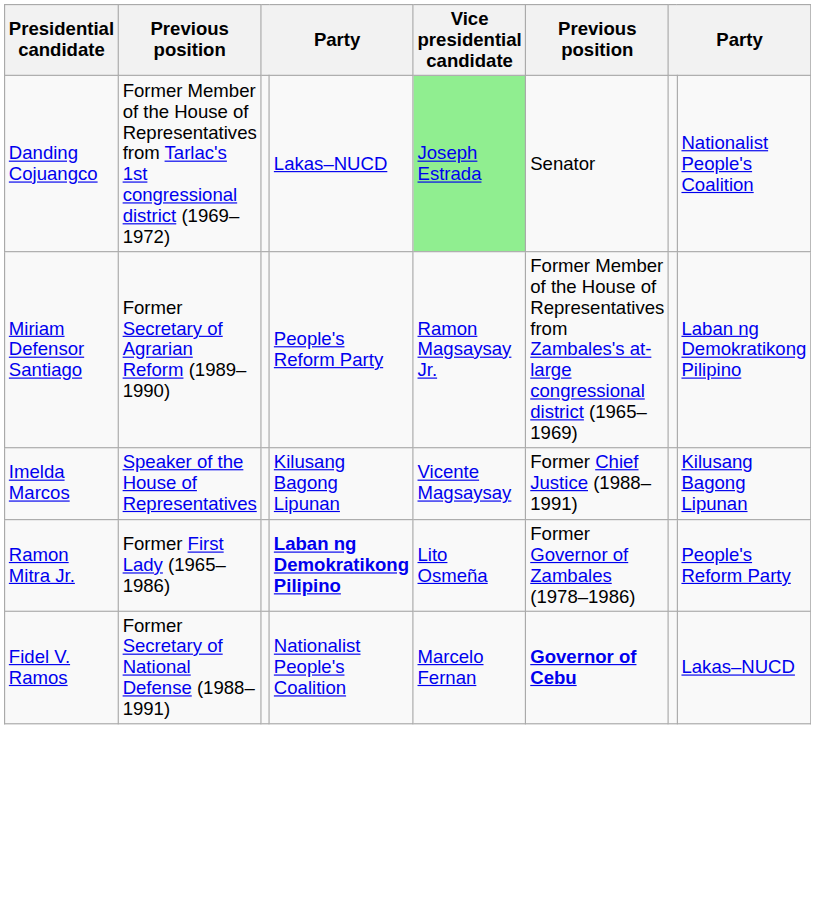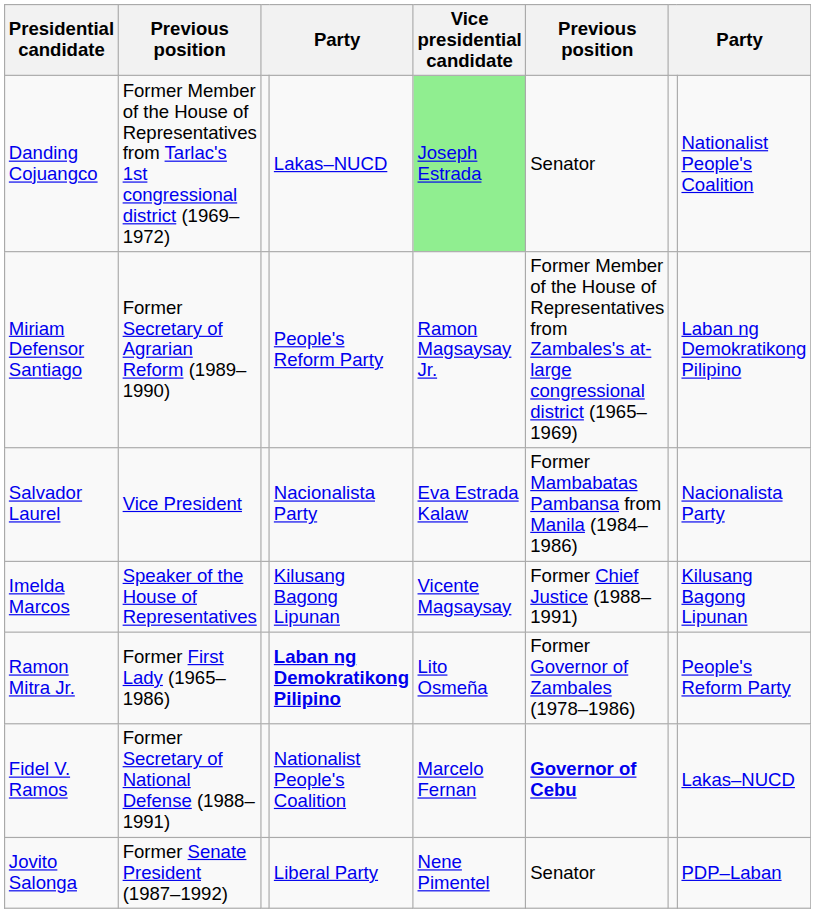+ row: (45, 504)
+ row: (43, 872)
